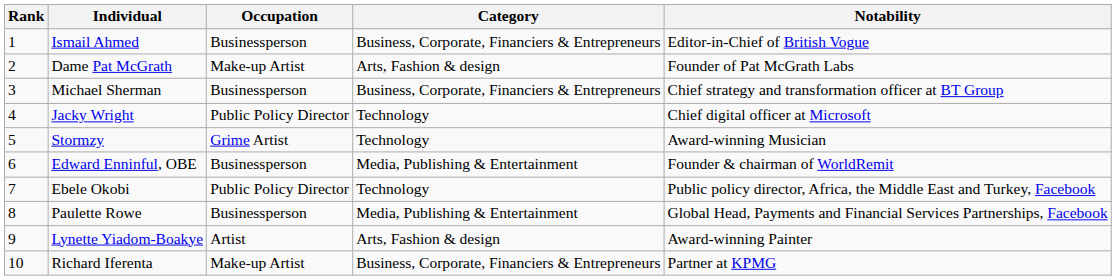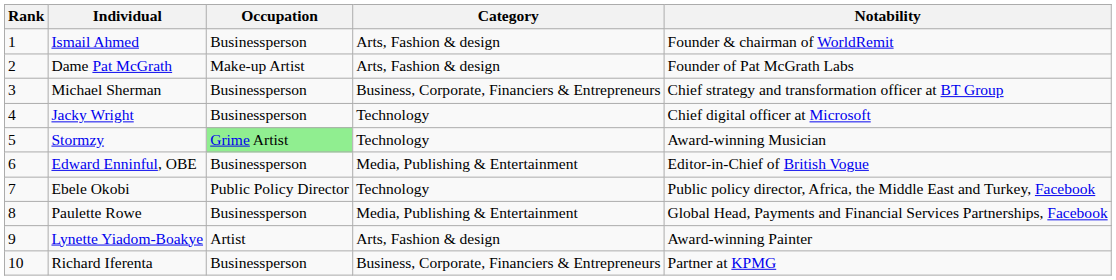(508, 41) Business, Corporate, Financiers & Entrepreneurs -> (428, 41) Arts, Fashion & design
(768, 41) Editor-in-Chief of British Vogue -> (781, 41) Founder & chairman of WorldRemit
(280, 115) Public Policy Director -> (258, 115) Businessperson
(249, 139) no background -> (249, 139) lightgreen background
(781, 164) Founder & chairman of WorldRemit -> (768, 164) Editor-in-Chief of British Vogue
(257, 262) Make-up Artist -> (258, 262) Businessperson
